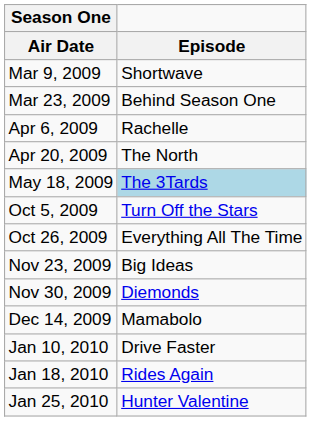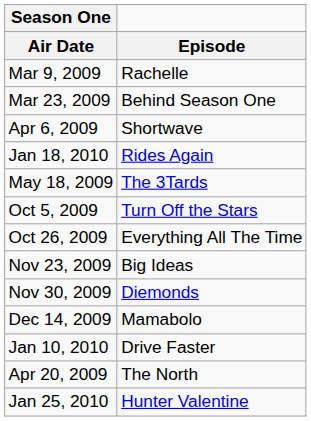(162, 73) Shortwave -> (155, 73) Rachelle
(155, 127) Rachelle -> (162, 127) Shortwave
rows swapped: (58, 155) <-> (58, 374)
(164, 182) lightblue background -> (164, 182) no background
